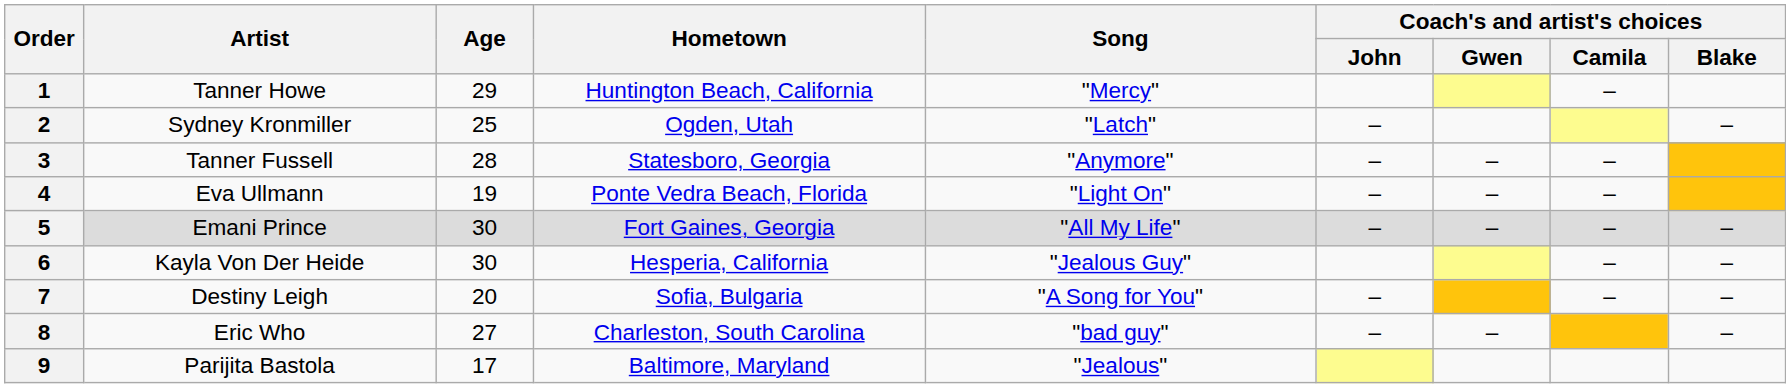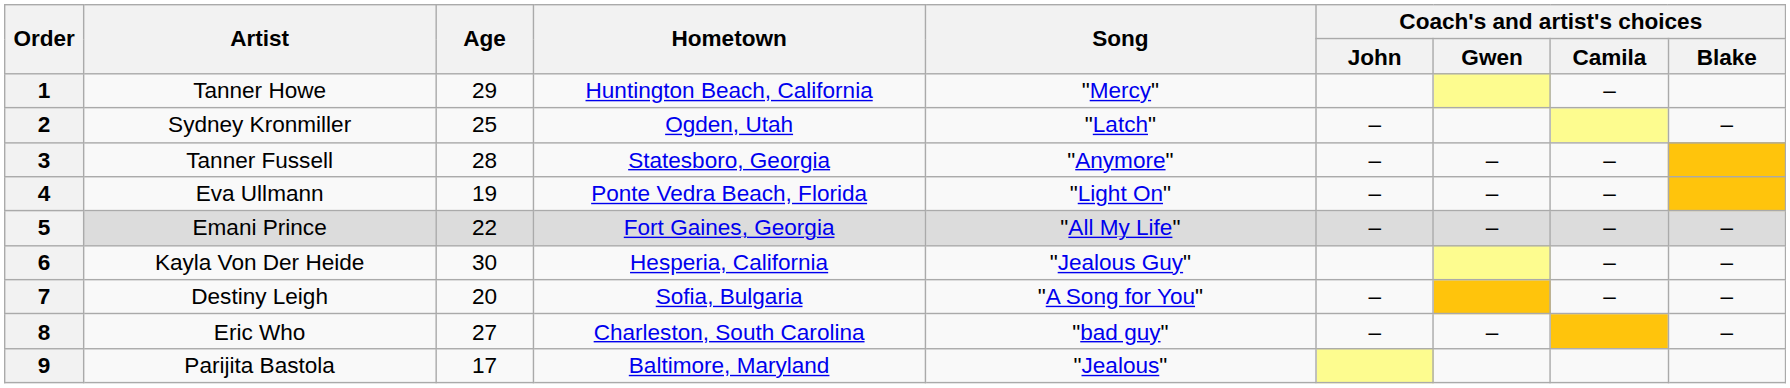(485, 228) 30 -> (485, 228) 22
